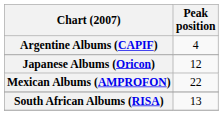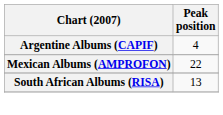- row: (89, 63)
